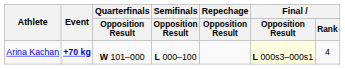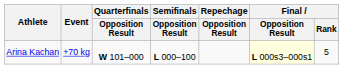(77, 53) bold -> (76, 53) normal
(327, 53) 4 -> (326, 53) 5
